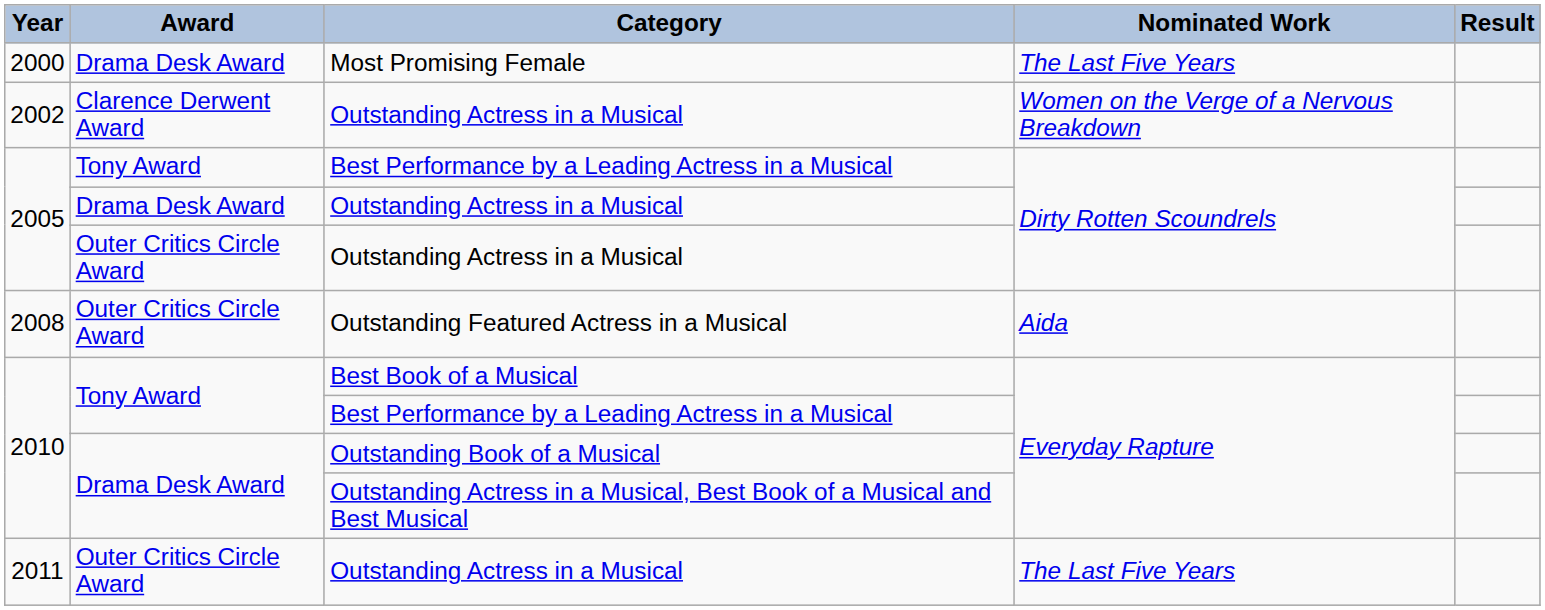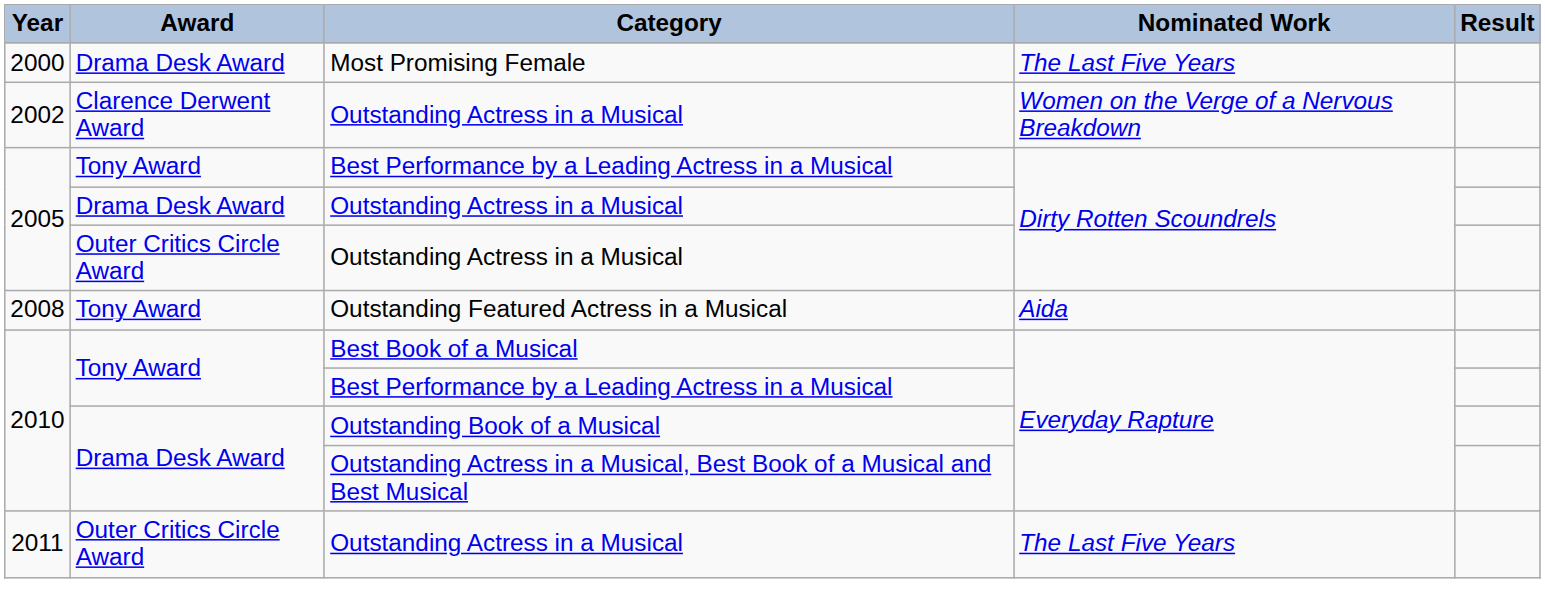(178, 323) Outer Critics Circle Award -> (138, 309) Tony Award
